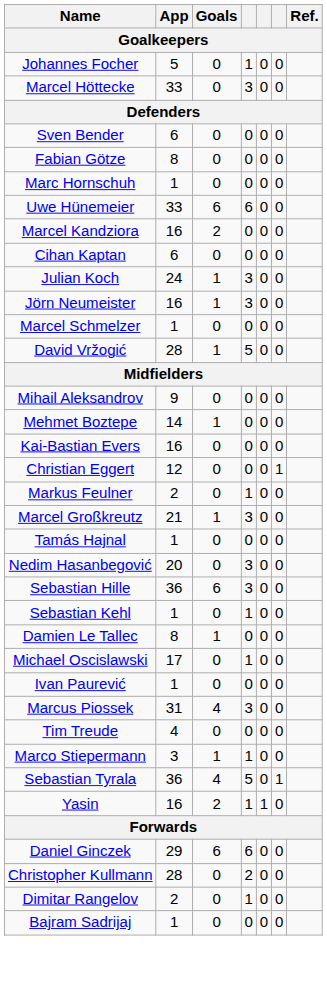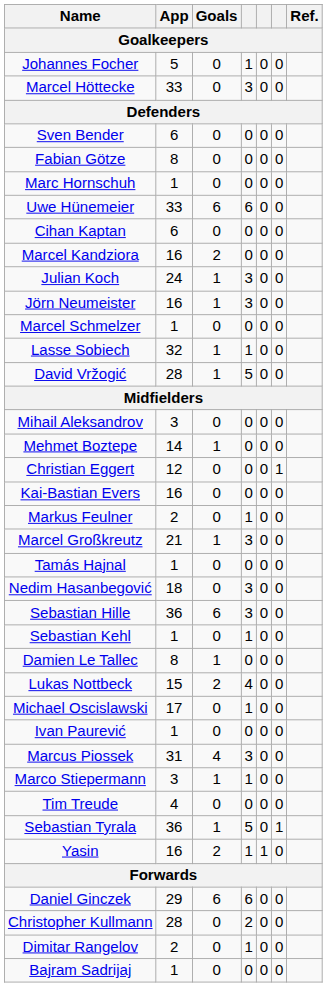rows swapped: (80, 231) <-> (80, 254)
+ row: (80, 350)
(174, 398) 9 -> (174, 421) 3
rows swapped: (80, 469) <-> (80, 445)
(174, 565) 20 -> (174, 588) 18
+ row: (80, 684)
rows swapped: (80, 755) <-> (80, 732)
(217, 779) 4 -> (217, 827) 1
